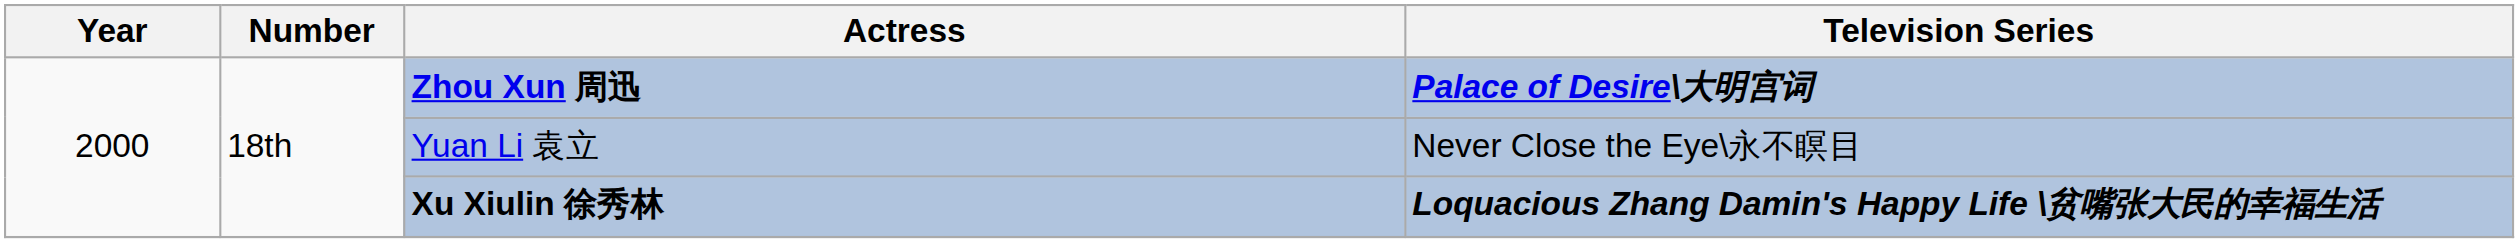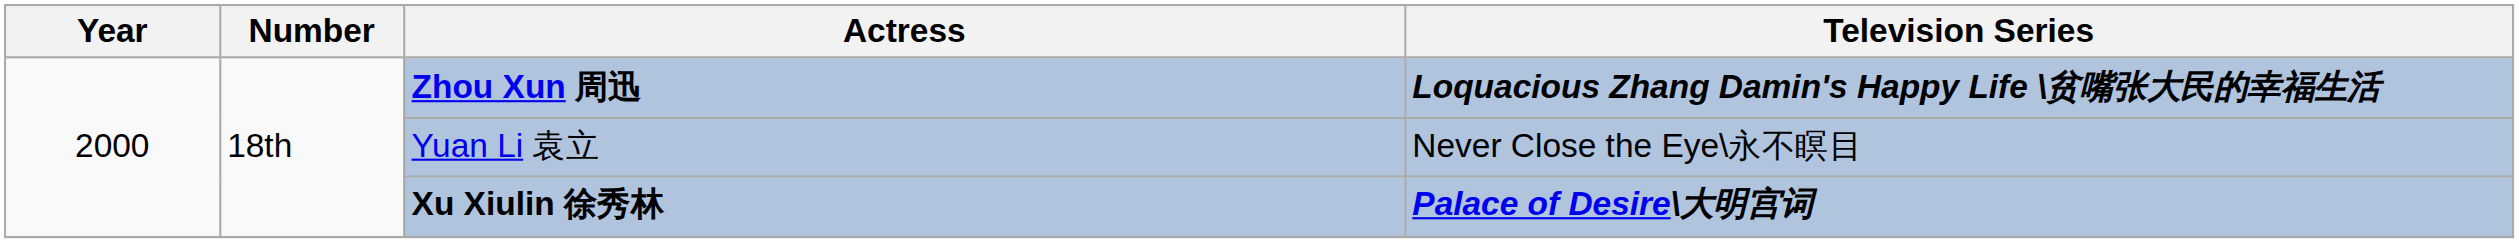(1613, 86) Palace of Desire\大明宫词 -> (1897, 86) Loquacious Zhang Damin's Happy Life \贫嘴张大民的幸福生活
(1897, 204) Loquacious Zhang Damin's Happy Life \贫嘴张大民的幸福生活 -> (1613, 204) Palace of Desire\大明宫词
